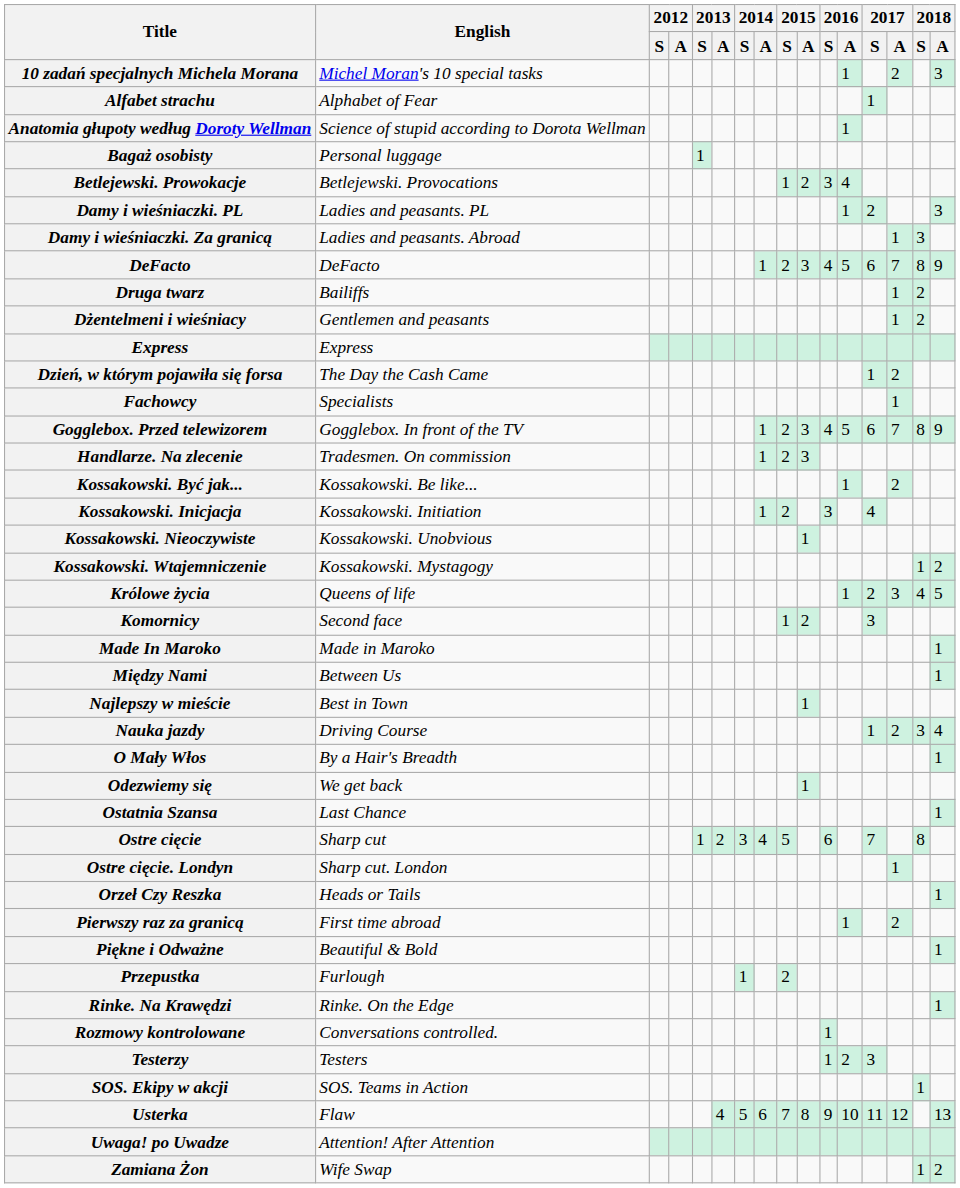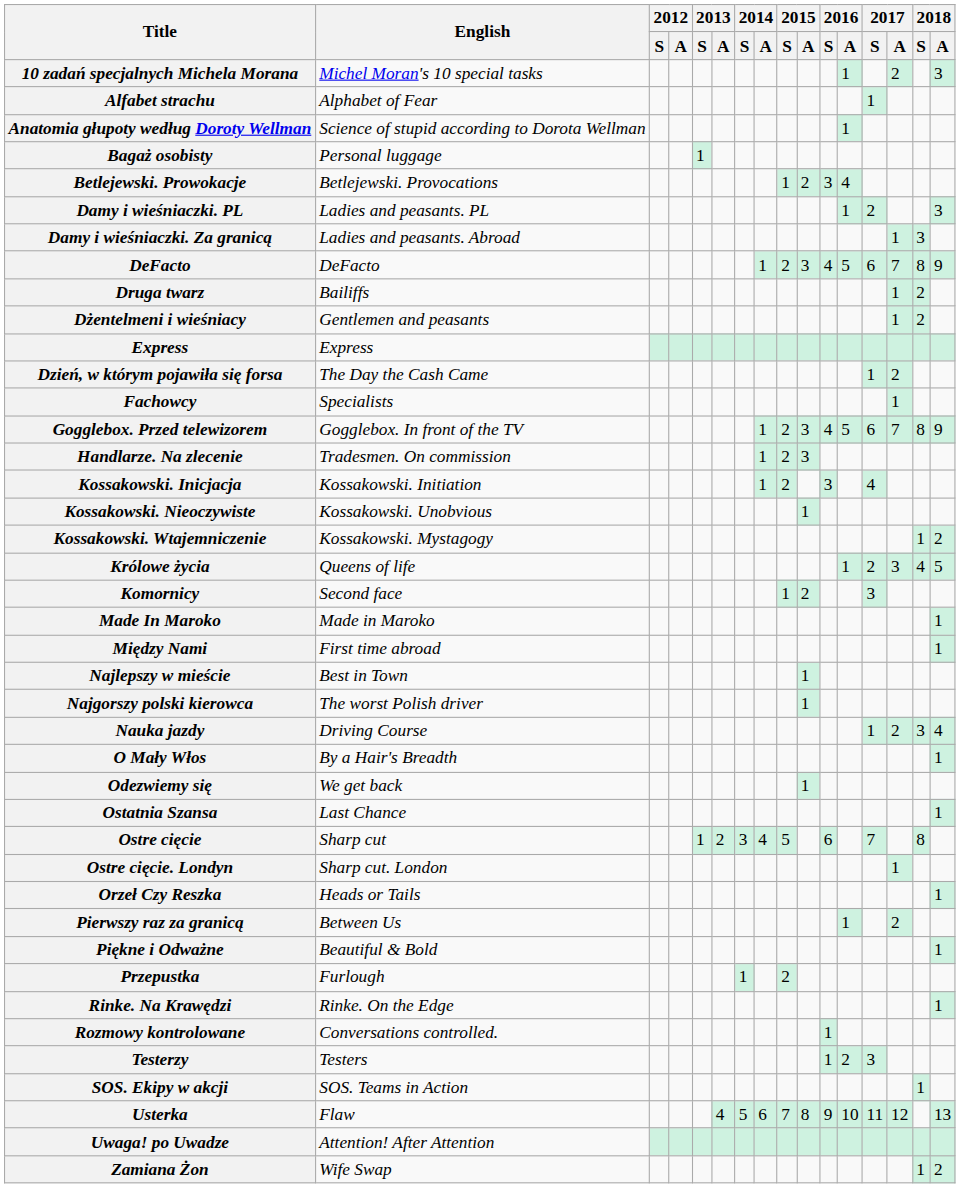- row: (160, 484)
(360, 675) Between Us -> (380, 648) First time abroad
+ row: (160, 703)
(380, 922) First time abroad -> (360, 922) Between Us
